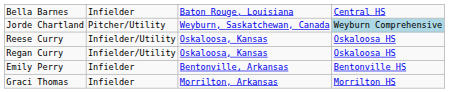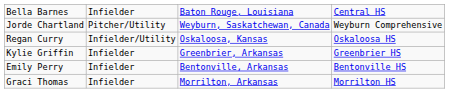(388, 25) lightblue background -> (388, 25) no background
- row: (35, 39)
+ row: (40, 53)
